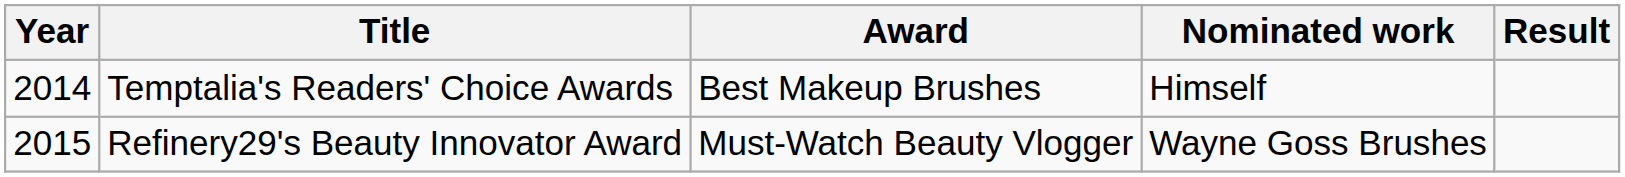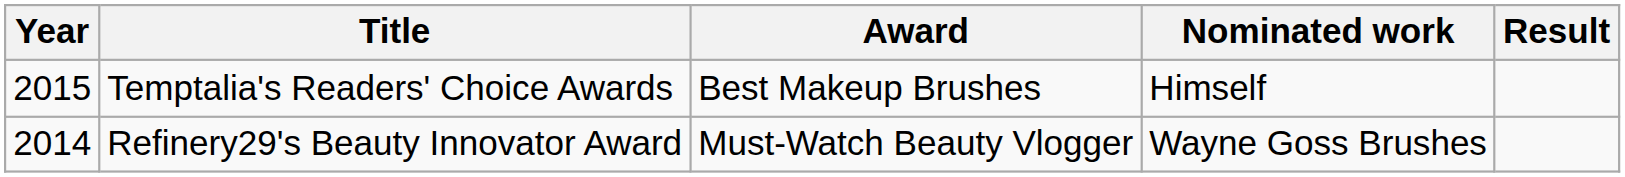(52, 87) 2014 -> (52, 87) 2015
(52, 143) 2015 -> (52, 143) 2014
